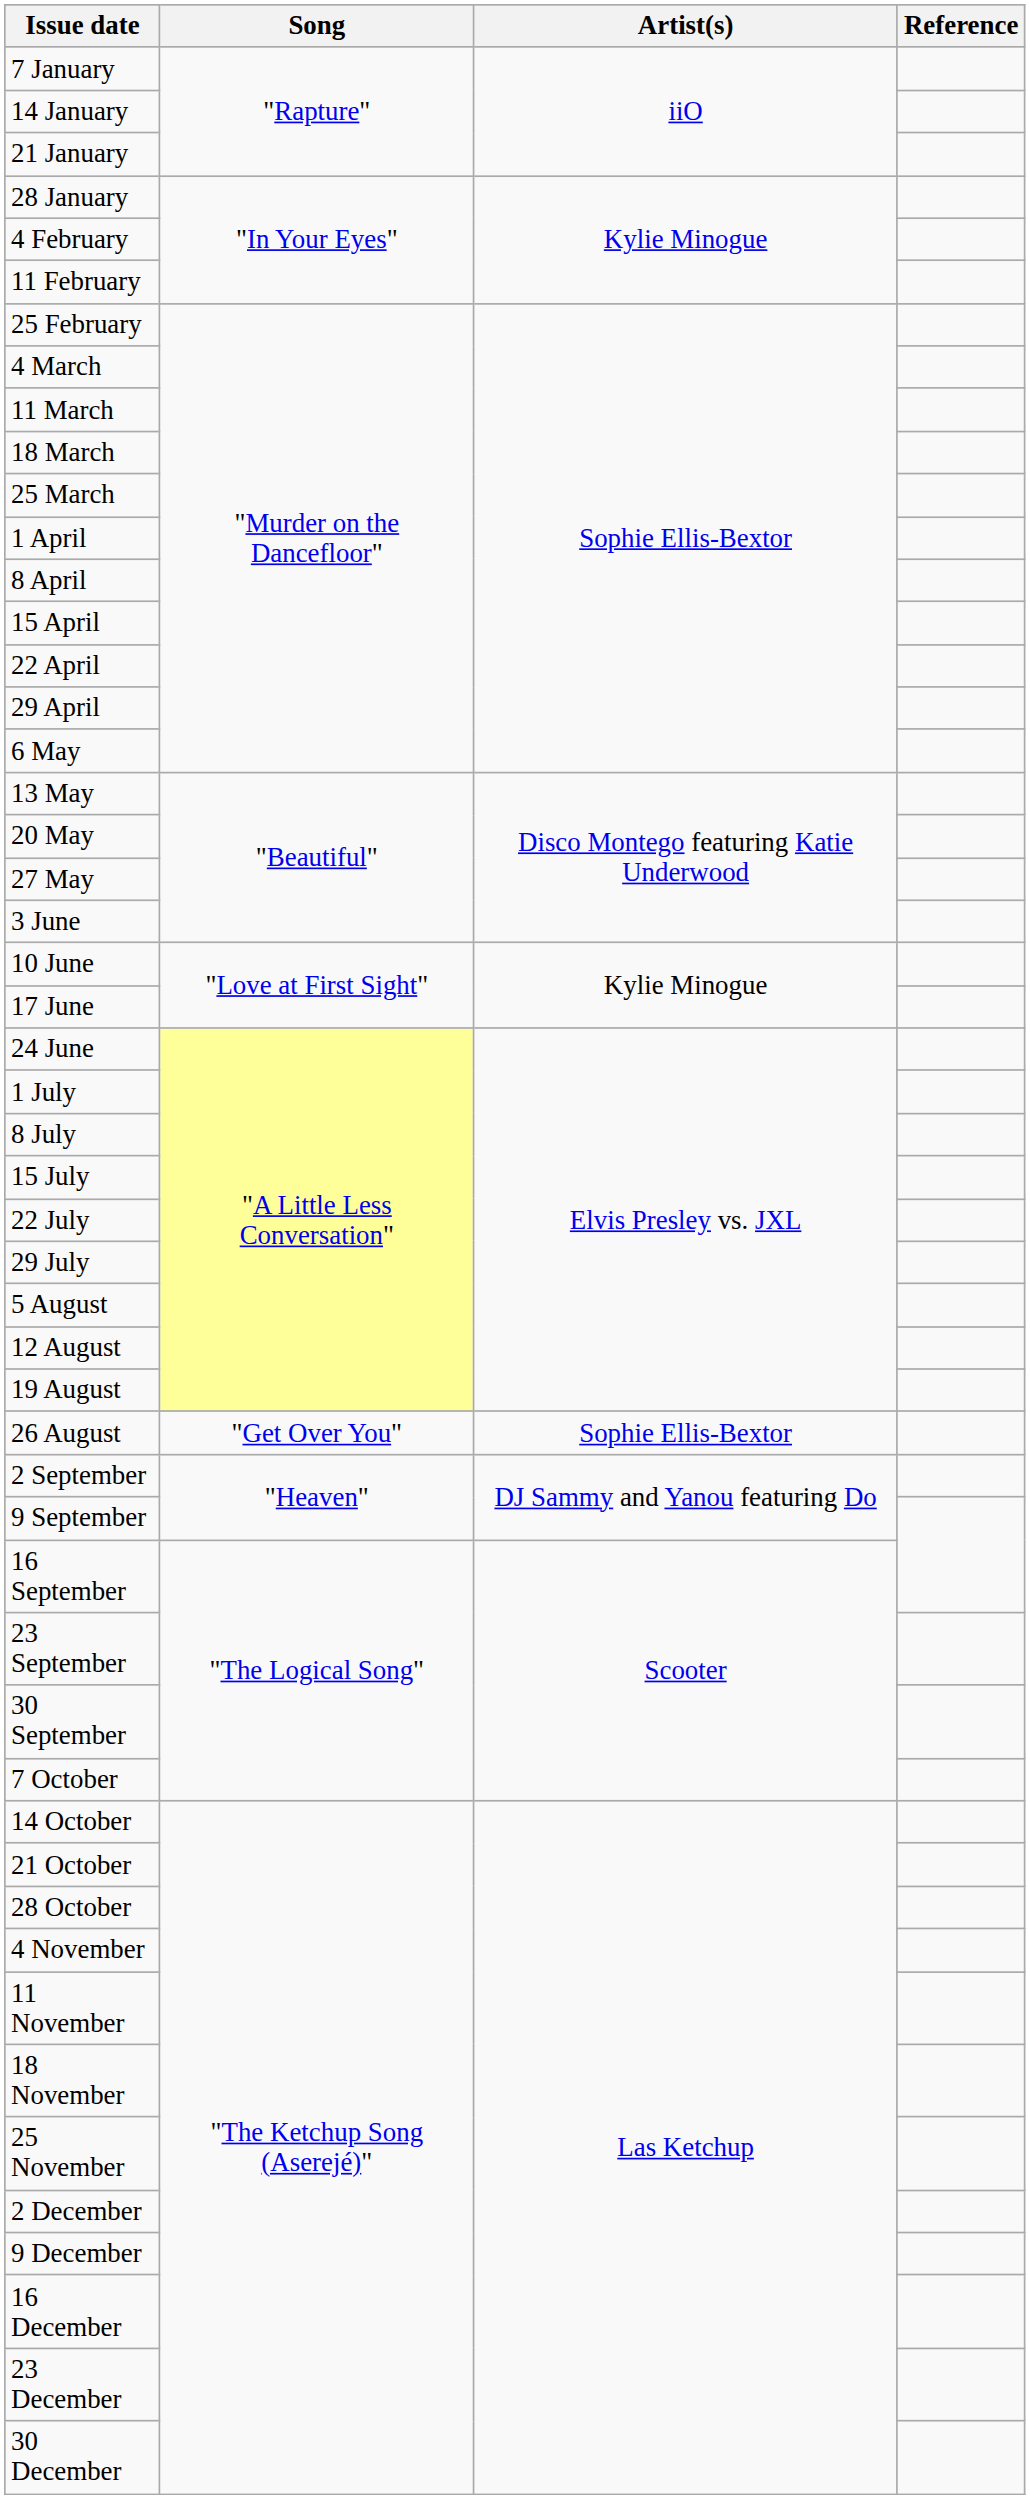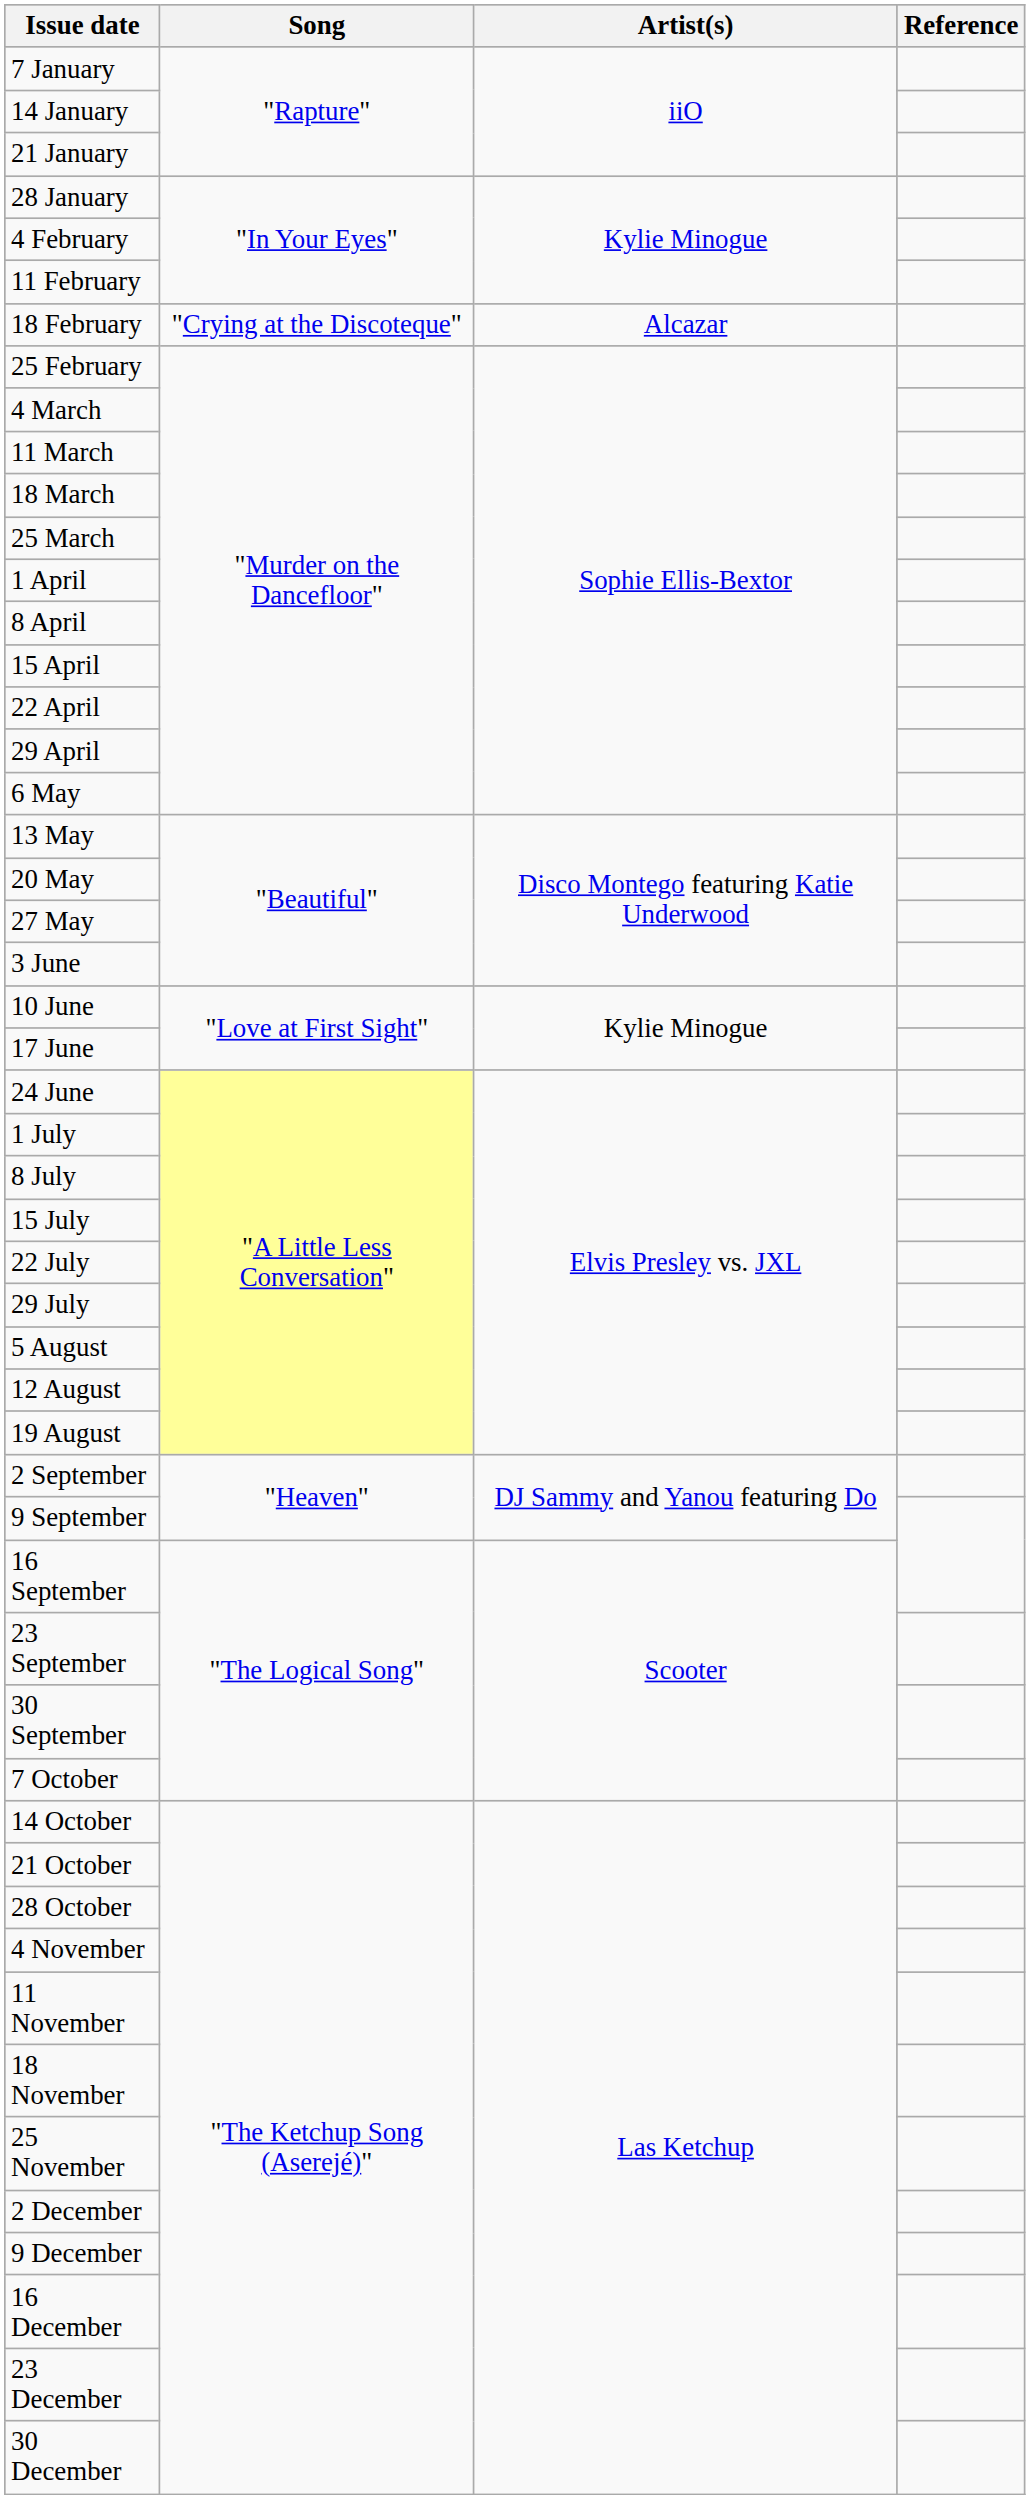+ row: (76, 324)
- row: (66, 1432)
